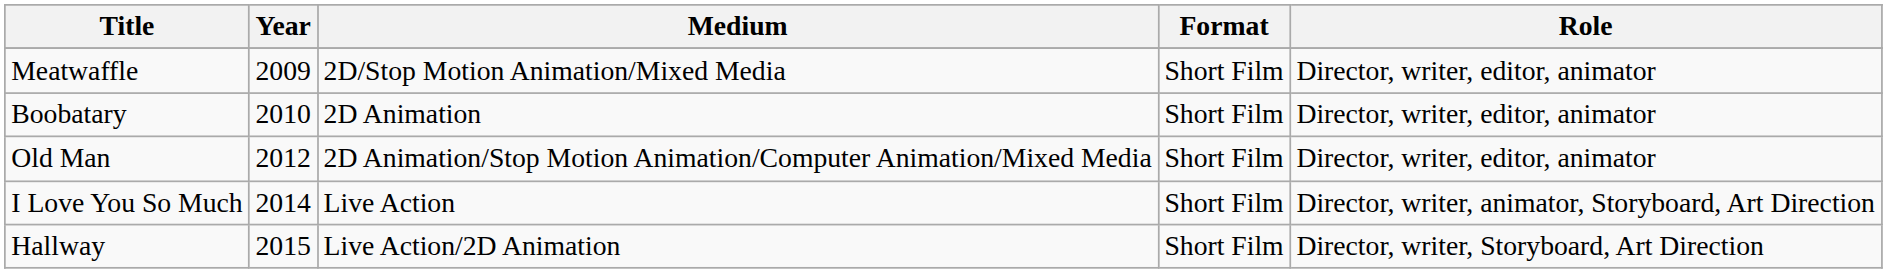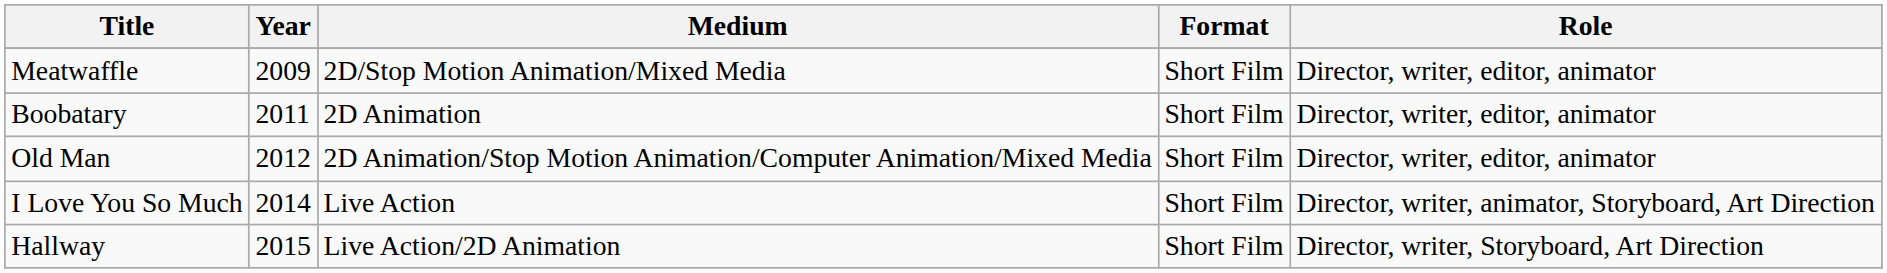(283, 114) 2010 -> (283, 114) 2011
